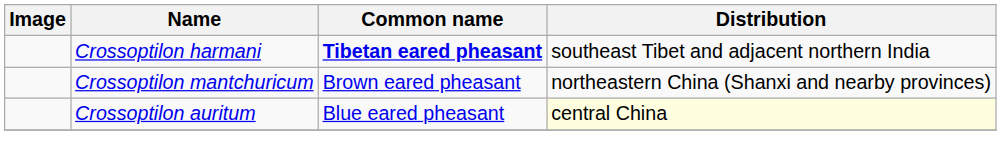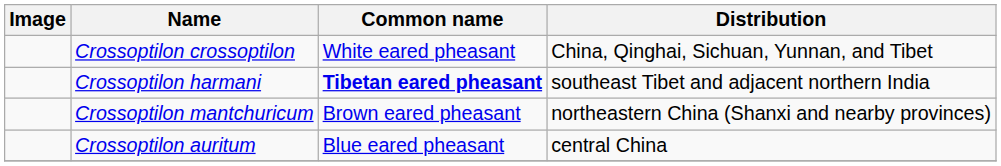+ row: (185, 51)
(609, 113) lightyellow background -> (609, 144) no background
